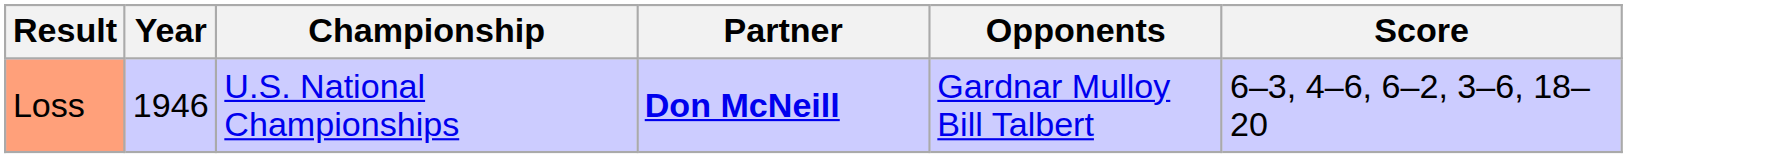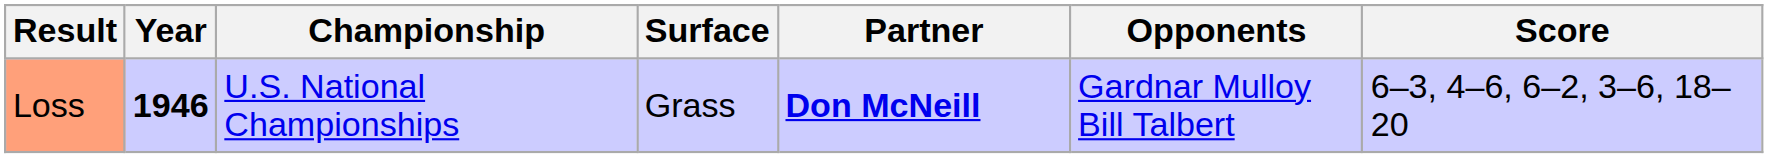+ column: (707, 31)
(171, 104) normal -> (171, 104) bold
